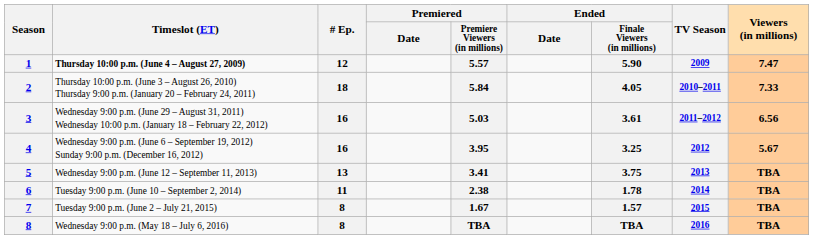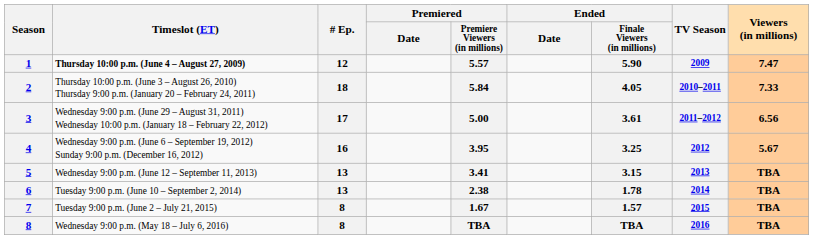(342, 117) 16 -> (342, 117) 17
(479, 117) 5.03 -> (479, 117) 5.00
(632, 172) 3.75 -> (632, 172) 3.15
(342, 190) 11 -> (342, 190) 13
